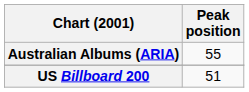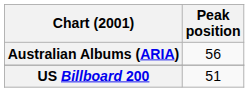(213, 53) 55 -> (213, 53) 56
